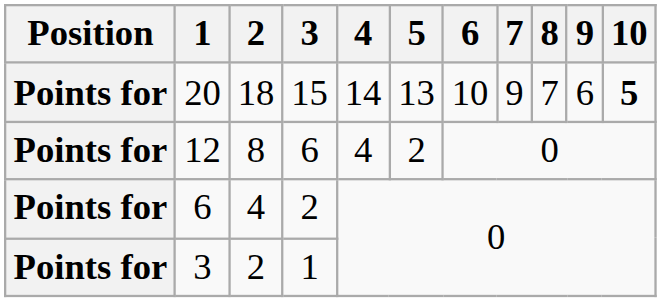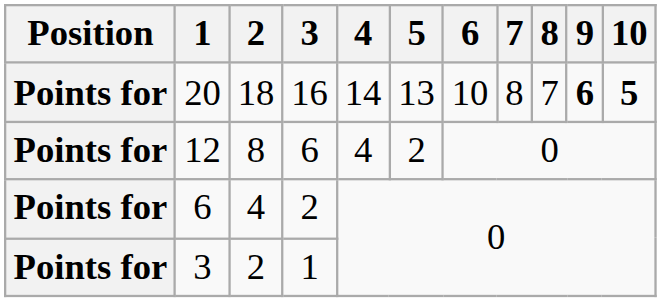(310, 91) 15 -> (310, 91) 16
(514, 91) 9 -> (514, 91) 8
(585, 91) normal -> (585, 91) bold
